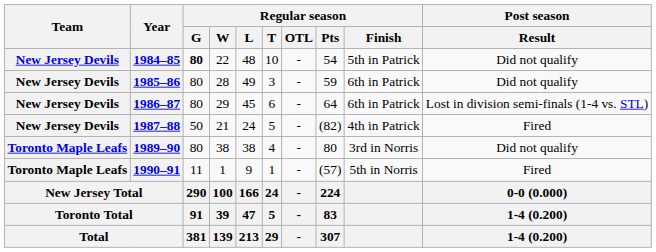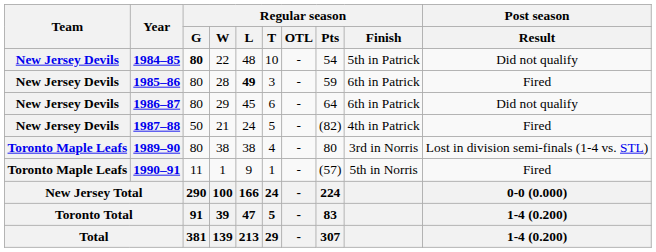(249, 81) normal -> (249, 81) bold
(537, 81) Did not qualify -> (537, 81) Fired
(537, 103) Lost in division semi-finals (1-4 vs. STL) -> (537, 103) Did not qualify
(537, 148) Did not qualify -> (537, 148) Lost in division semi-finals (1-4 vs. STL)
